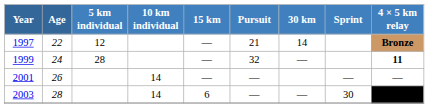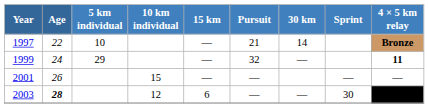(100, 43) 12 -> (100, 43) 10
(100, 60) 28 -> (100, 60) 29
(156, 77) 14 -> (156, 77) 15
(57, 94) normal -> (57, 94) bold
(156, 94) 14 -> (156, 94) 12
